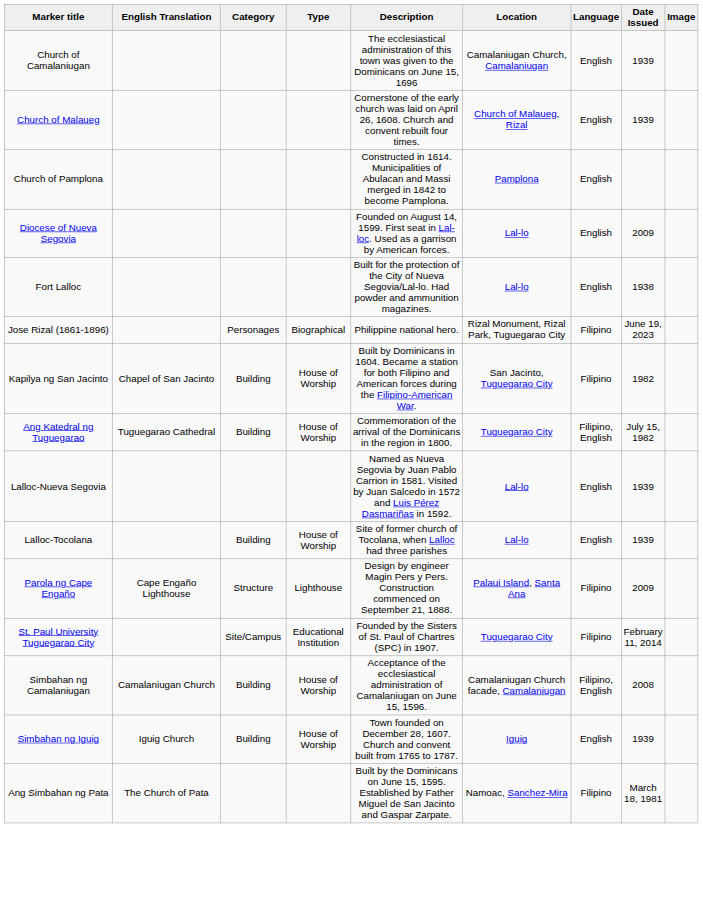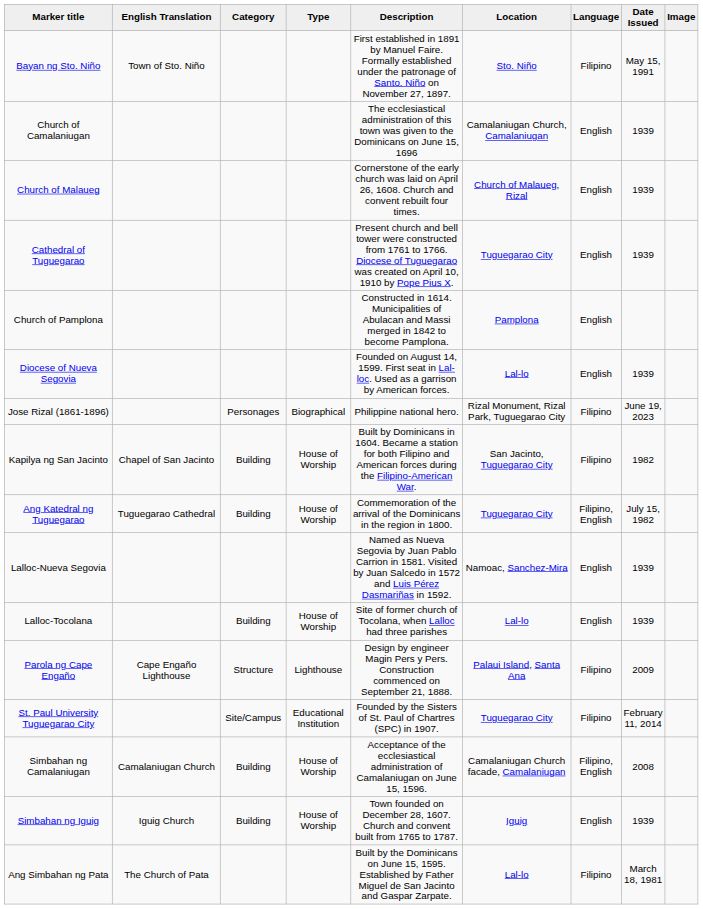+ row: (58, 66)
+ row: (58, 255)
(643, 233) 2009 -> (643, 374) 1939
- row: (58, 287)
(517, 486) Lal-lo -> (517, 567) Namoac, Sanchez-Mira
(517, 793) Namoac, Sanchez-Mira -> (517, 874) Lal-lo
